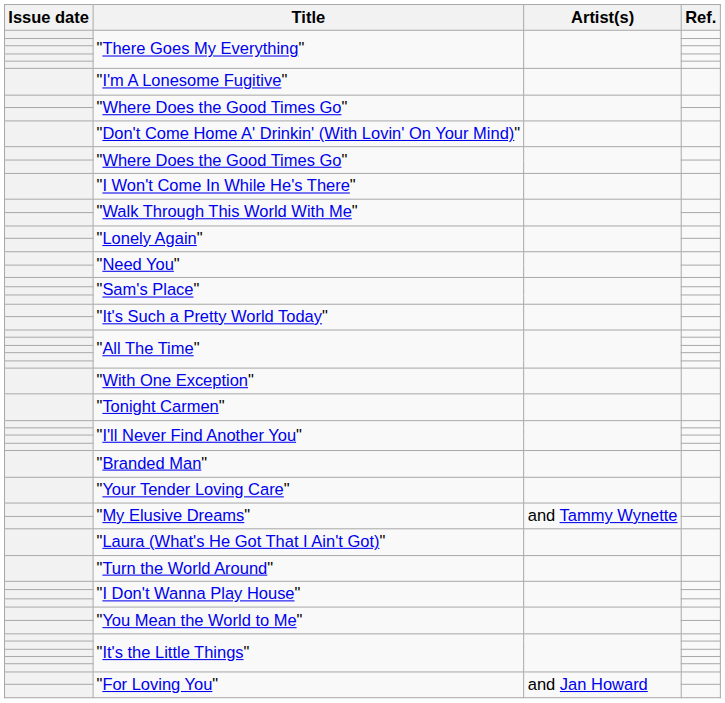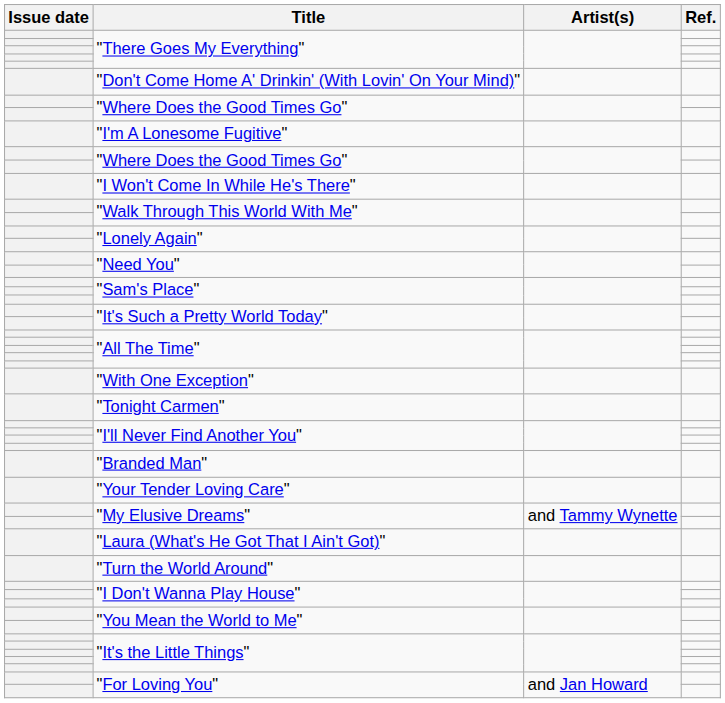rows swapped: (308, 133) <-> (192, 81)
